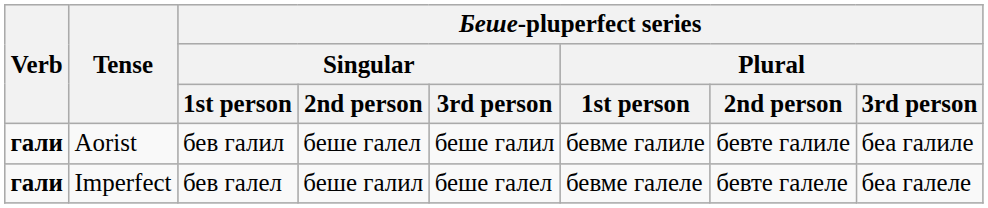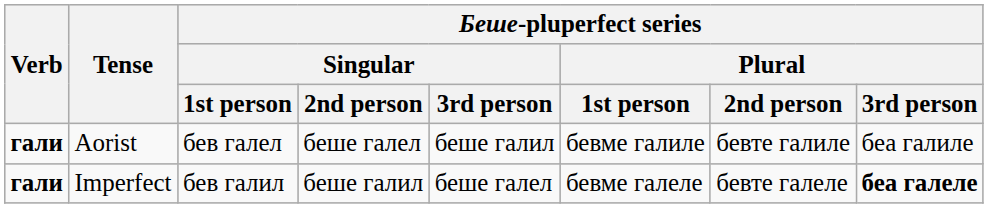(234, 143) бев галил -> (232, 143) бев галел
(232, 182) бев галел -> (234, 182) бев галил
(916, 182) normal -> (920, 182) bold
